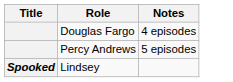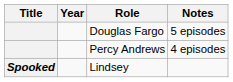+ column: (72, 13)
(169, 31) 4 episodes -> (198, 31) 5 episodes
(169, 49) 5 episodes -> (198, 49) 4 episodes
